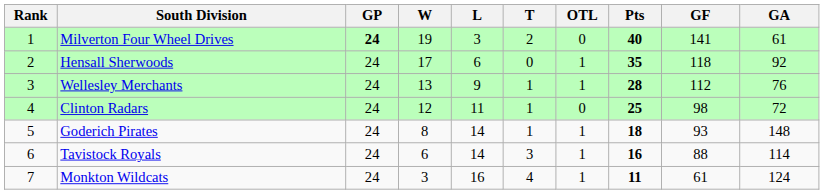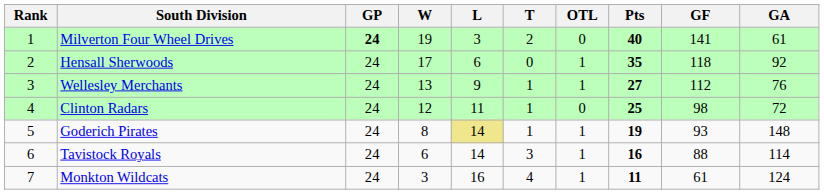(635, 85) 28 -> (635, 85) 27
(477, 131) no background -> (477, 131) khaki background
(635, 131) 18 -> (635, 131) 19
